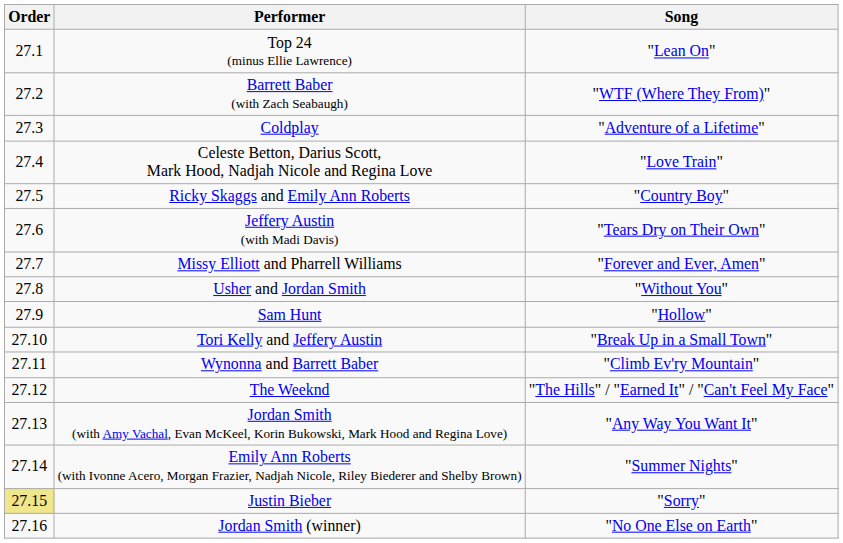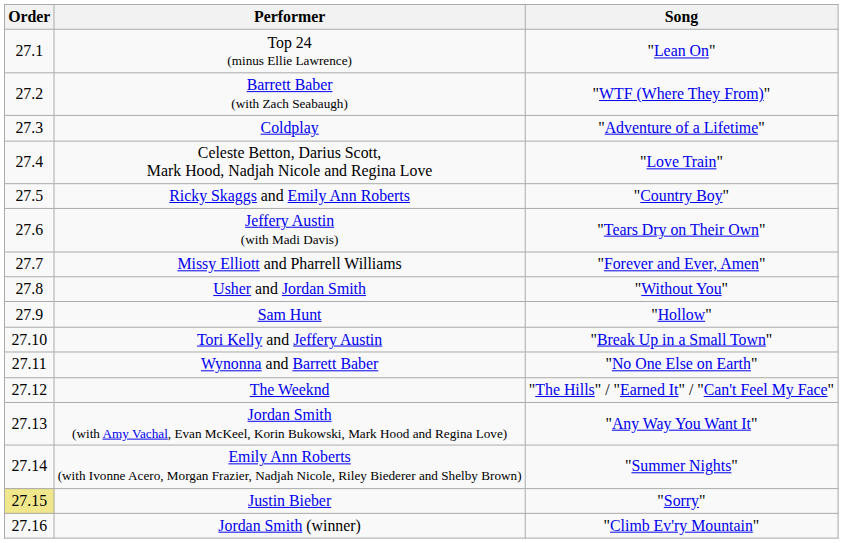(681, 364) "Climb Ev'ry Mountain" -> (681, 364) "No One Else on Earth"
(681, 525) "No One Else on Earth" -> (681, 525) "Climb Ev'ry Mountain"
